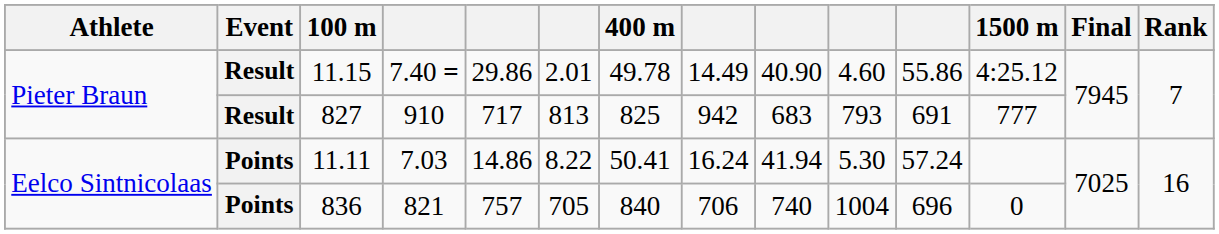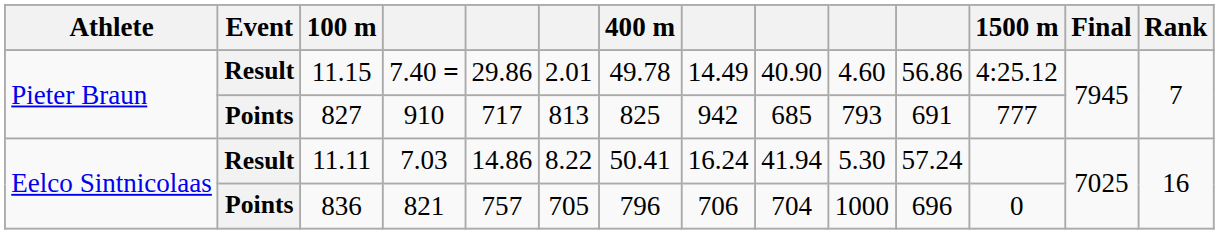(932, 71) 55.86 -> (932, 71) 56.86
(259, 116) Result -> (259, 116) Points
(792, 116) 683 -> (792, 116) 685
(259, 161) Points -> (259, 161) Result
(640, 205) 840 -> (640, 205) 796
(792, 205) 740 -> (792, 205) 704
(862, 205) 1004 -> (862, 205) 1000
